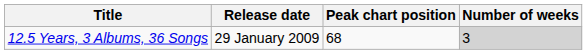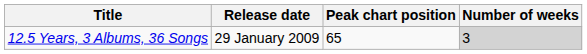(334, 37) 68 -> (334, 37) 65
